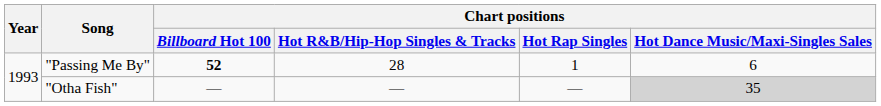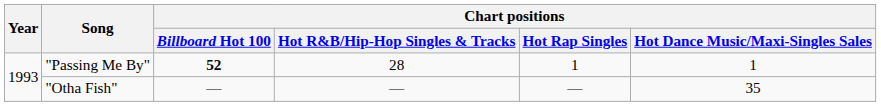(753, 64) 6 -> (753, 64) 1
(753, 88) lightgrey background -> (753, 88) no background
